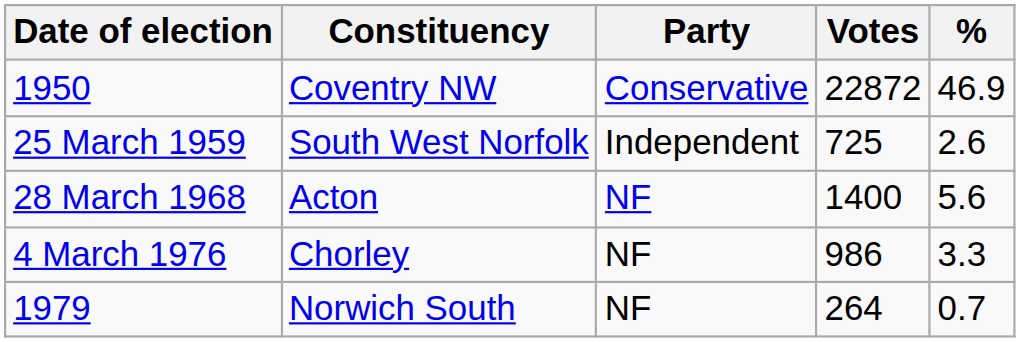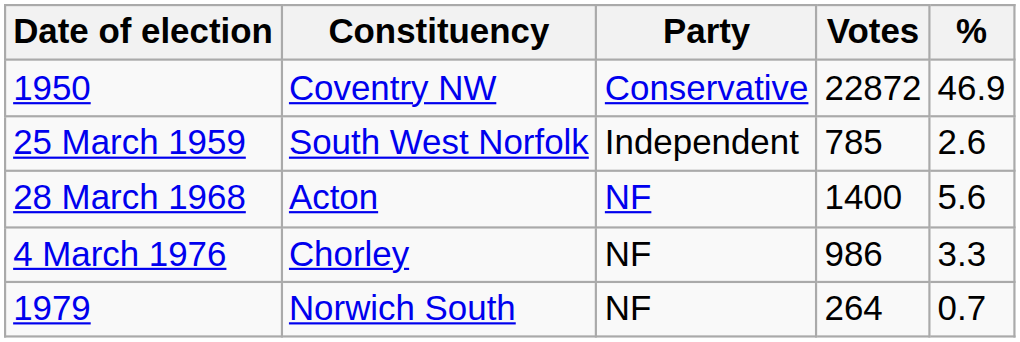(854, 142) 725 -> (854, 142) 785
